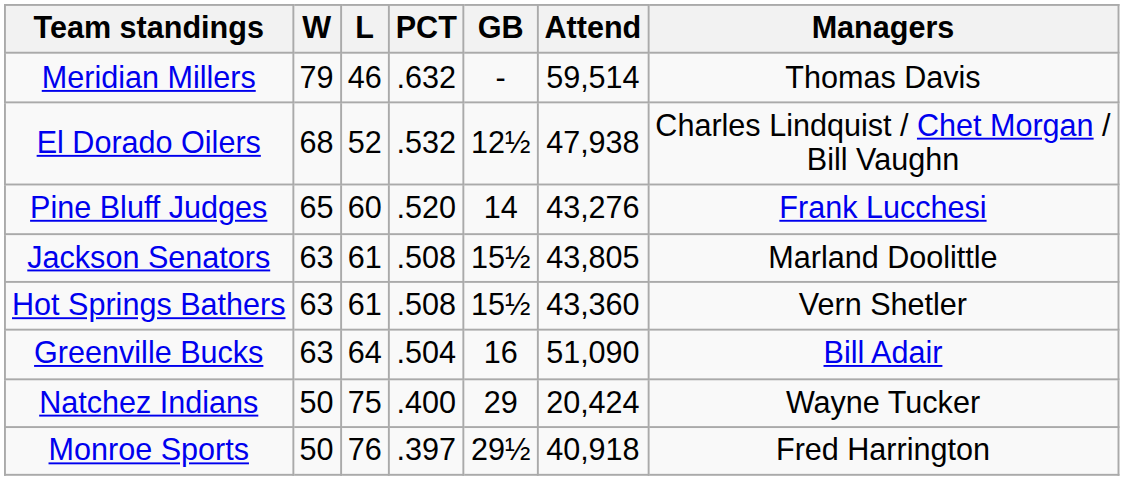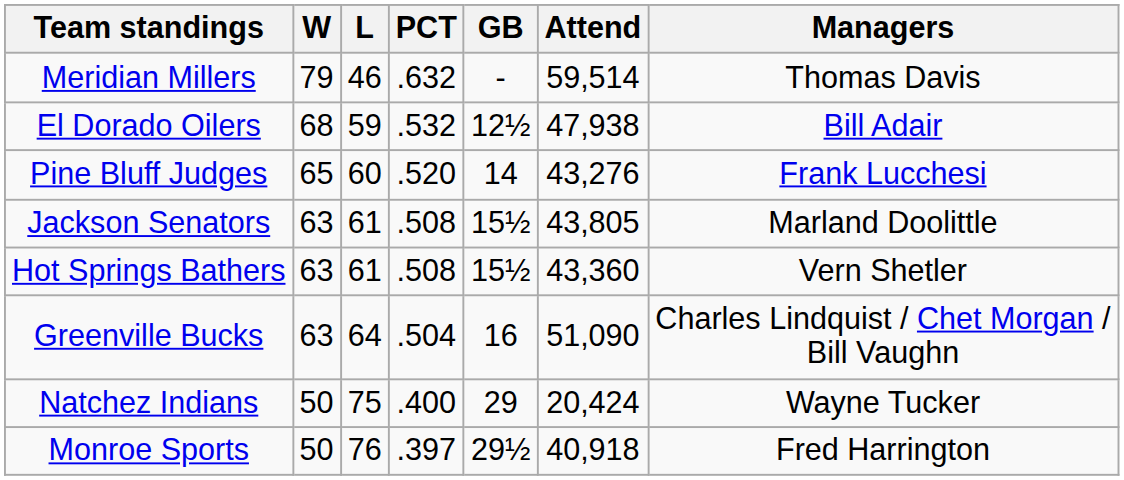(365, 142) 52 -> (365, 125) 59
(883, 142) Charles Lindquist / Chet Morgan / Bill Vaughn -> (883, 125) Bill Adair
(883, 353) Bill Adair -> (883, 336) Charles Lindquist / Chet Morgan / Bill Vaughn
